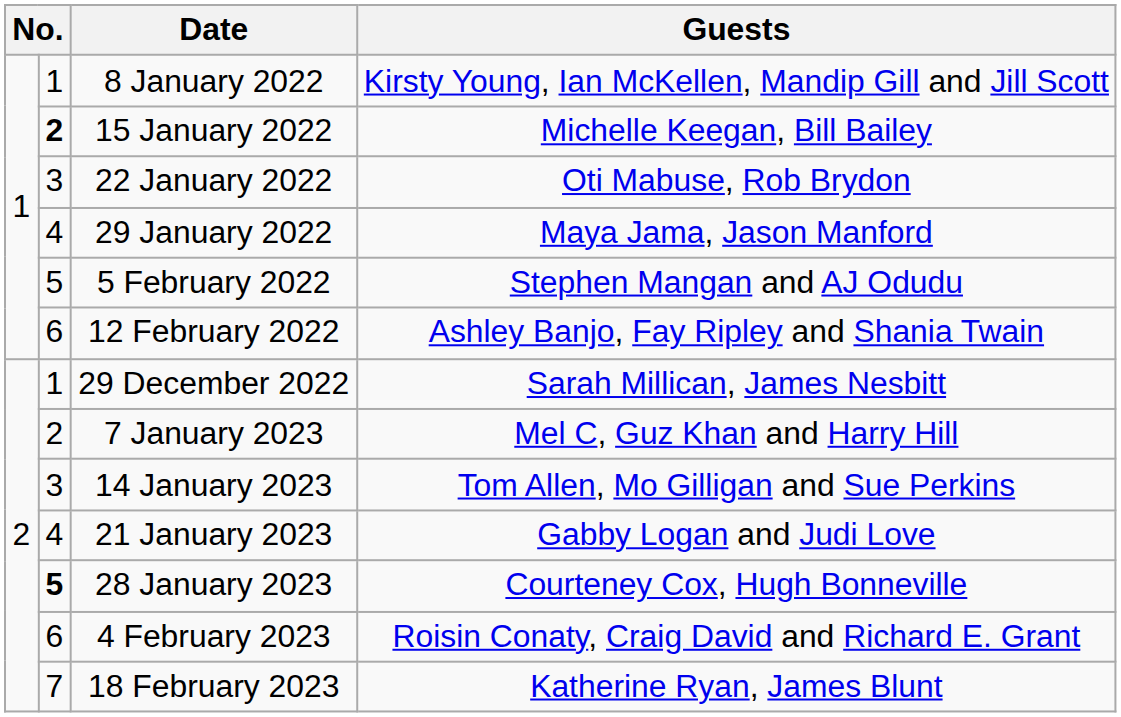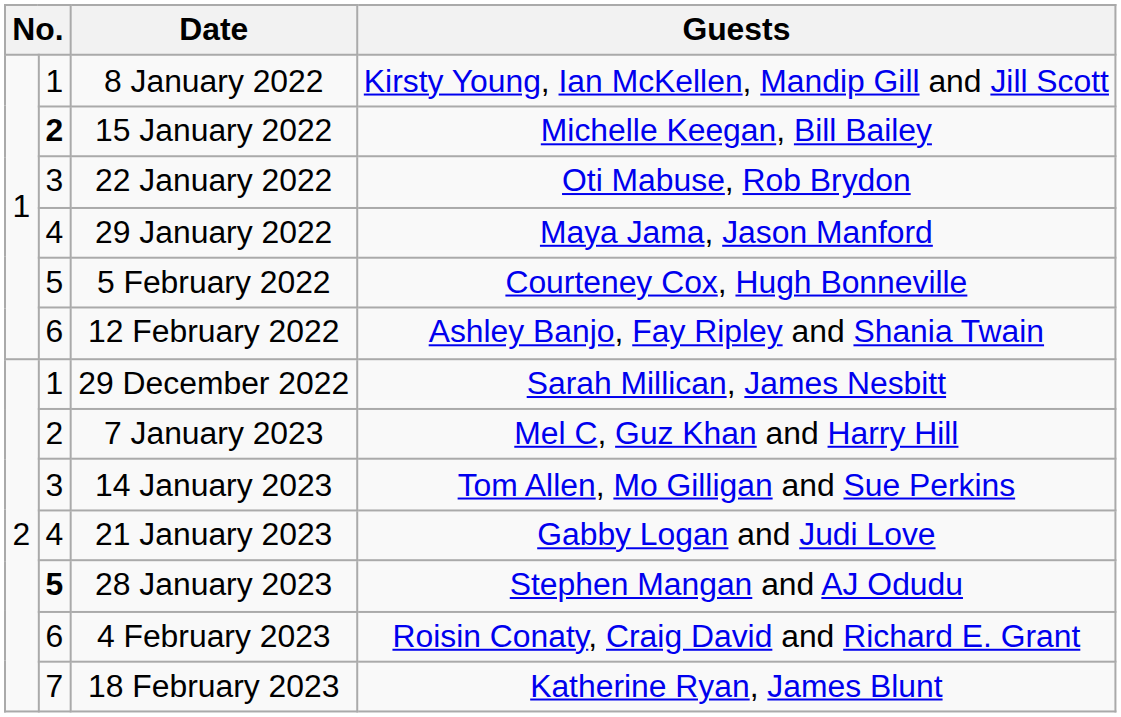(736, 282) Stephen Mangan and AJ Odudu -> (736, 282) Courteney Cox, Hugh Bonneville
(736, 585) Courteney Cox, Hugh Bonneville -> (736, 585) Stephen Mangan and AJ Odudu
